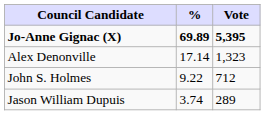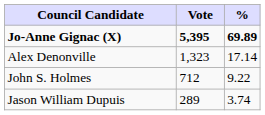columns swapped: (236, 15) <-> (195, 15)
